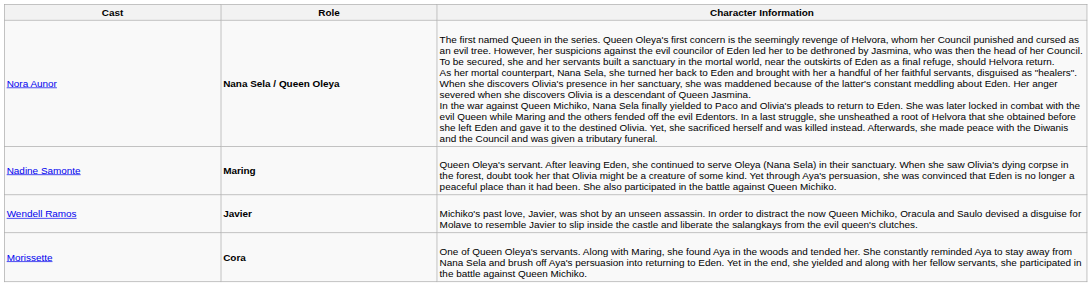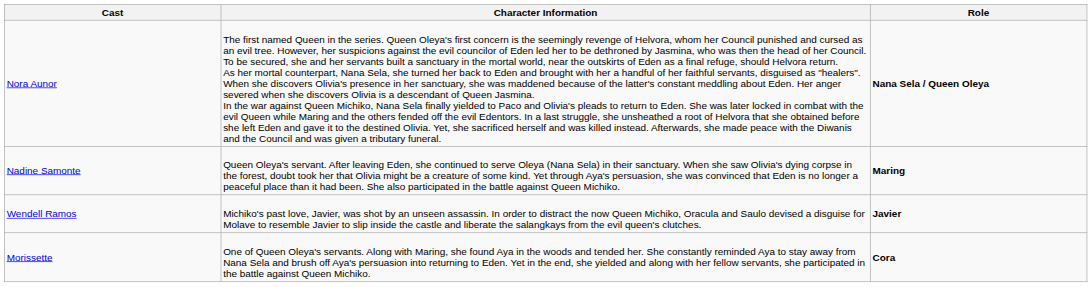columns swapped: (329, 13) <-> (762, 13)
